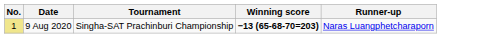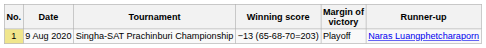+ column: (343, 17)
(278, 26) bold -> (278, 36) normal
